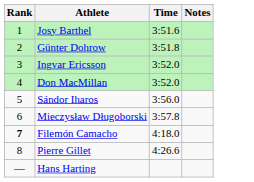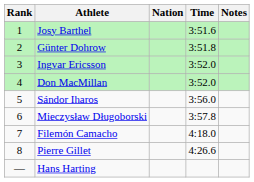+ column: (168, 13)
(20, 133) bold -> (20, 133) normal
